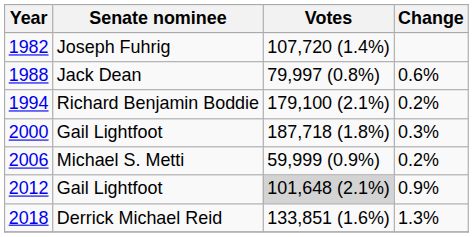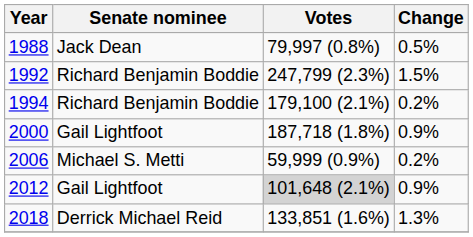- row: (29, 47)
(419, 75) 0.6% -> (419, 47) 0.5%
+ row: (29, 75)
(419, 132) 0.3% -> (419, 132) 0.9%
